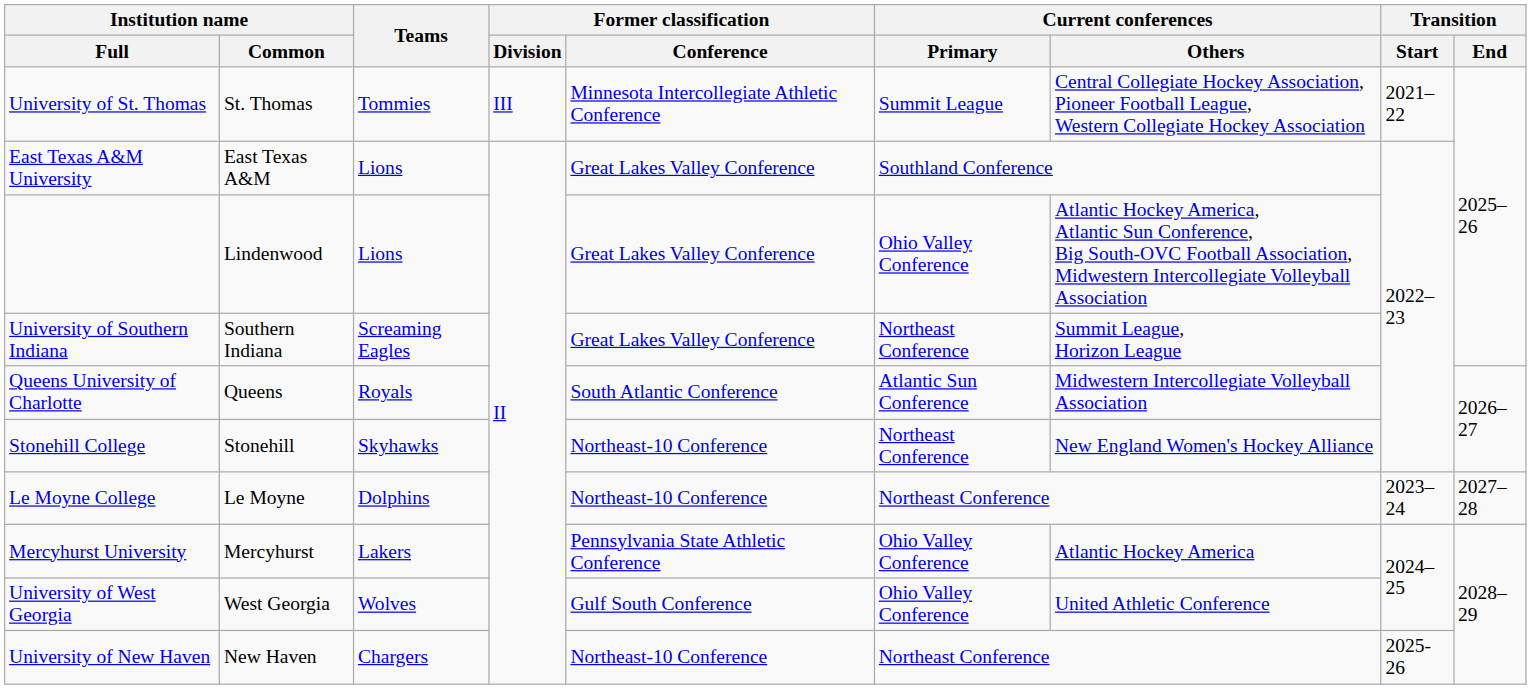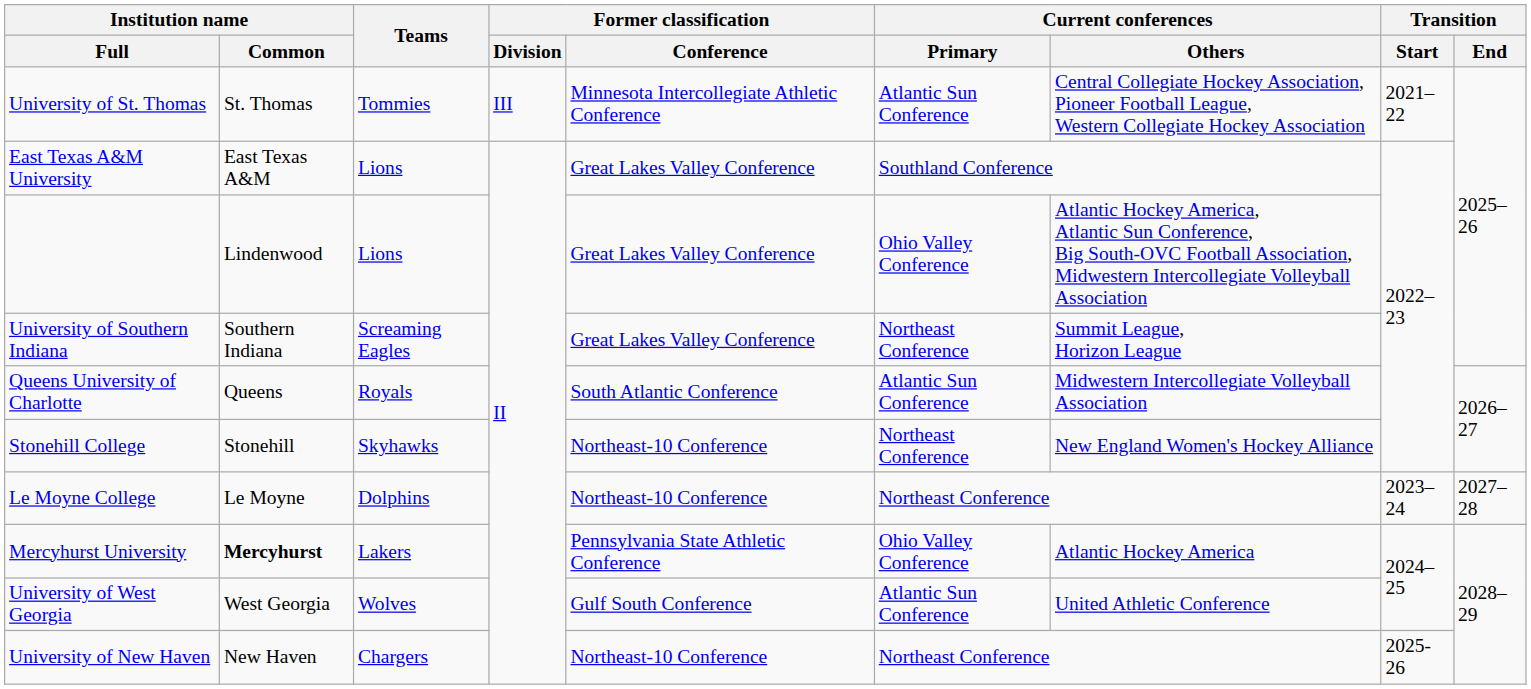(941, 103) Summit League -> (928, 103) Atlantic Sun Conference
(269, 551) normal -> (273, 551) bold
(926, 604) Ohio Valley Conference -> (928, 604) Atlantic Sun Conference
